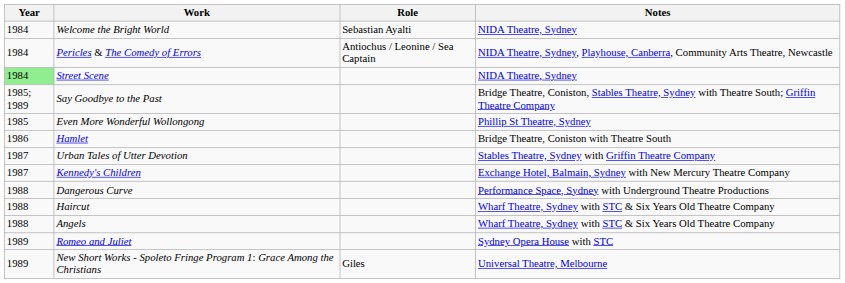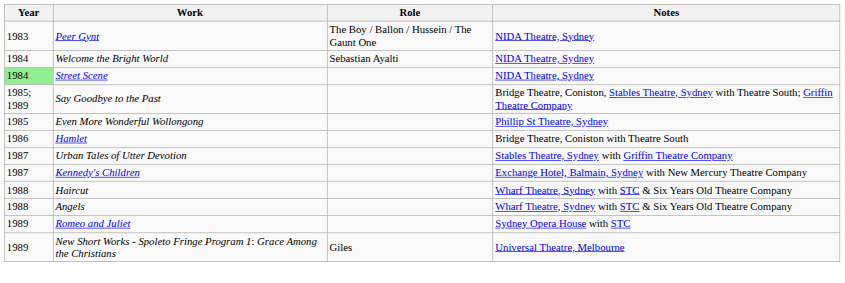+ row: (77, 36)
- row: (129, 53)
- row: (94, 190)
